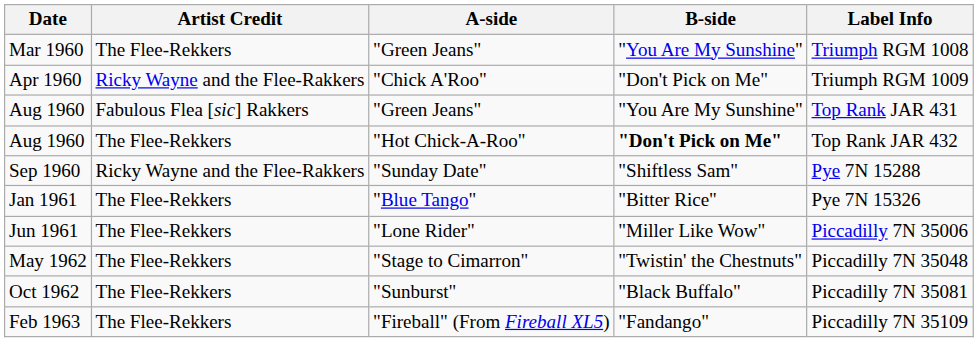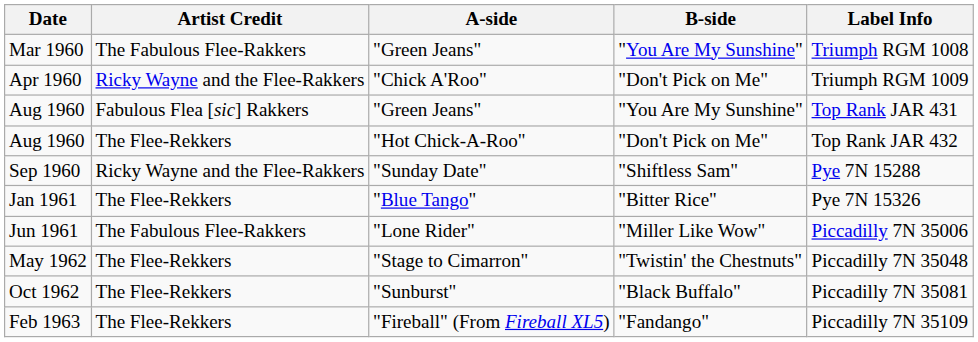(163, 49) The Flee-Rekkers -> (201, 49) The Fabulous Flee-Rakkers
(700, 140) bold -> (693, 140) normal
(163, 230) The Flee-Rekkers -> (201, 230) The Fabulous Flee-Rakkers
